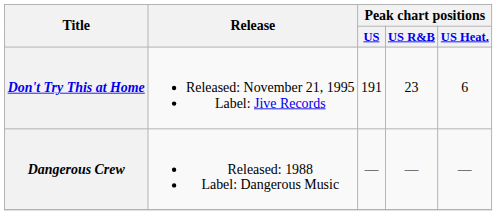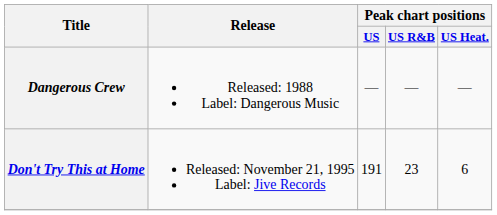rows swapped: (76, 169) <-> (76, 87)
